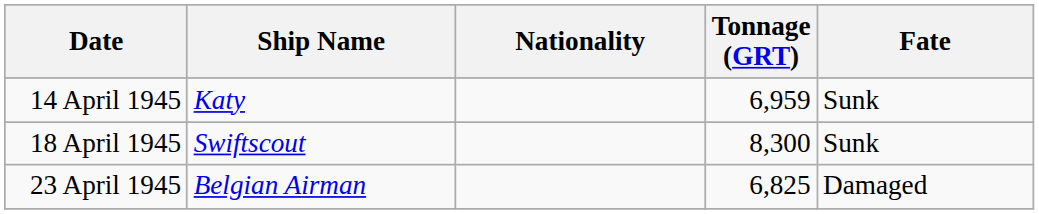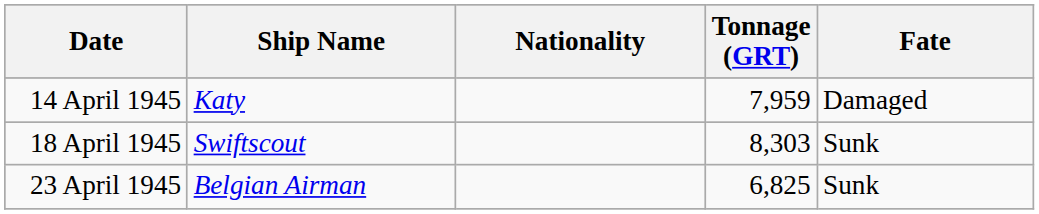(780, 99) 6,959 -> (780, 99) 7,959
(851, 99) Sunk -> (875, 99) Damaged
(780, 142) 8,300 -> (780, 142) 8,303
(875, 186) Damaged -> (851, 186) Sunk
